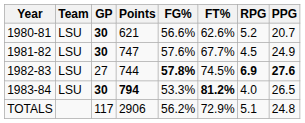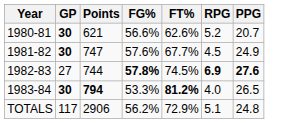- column: (73, 14)
